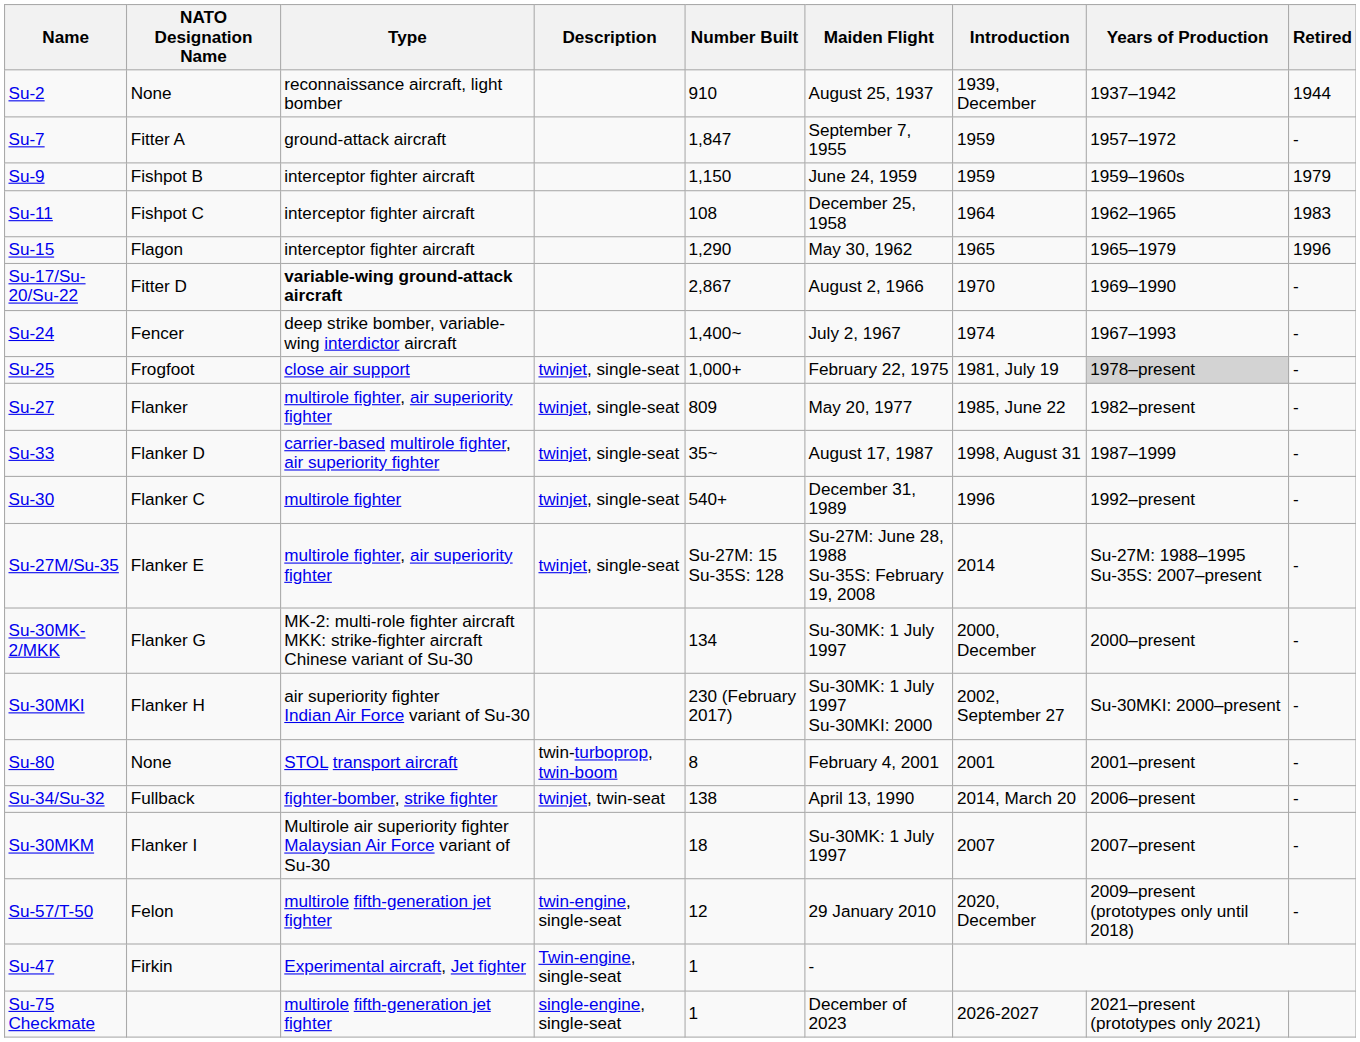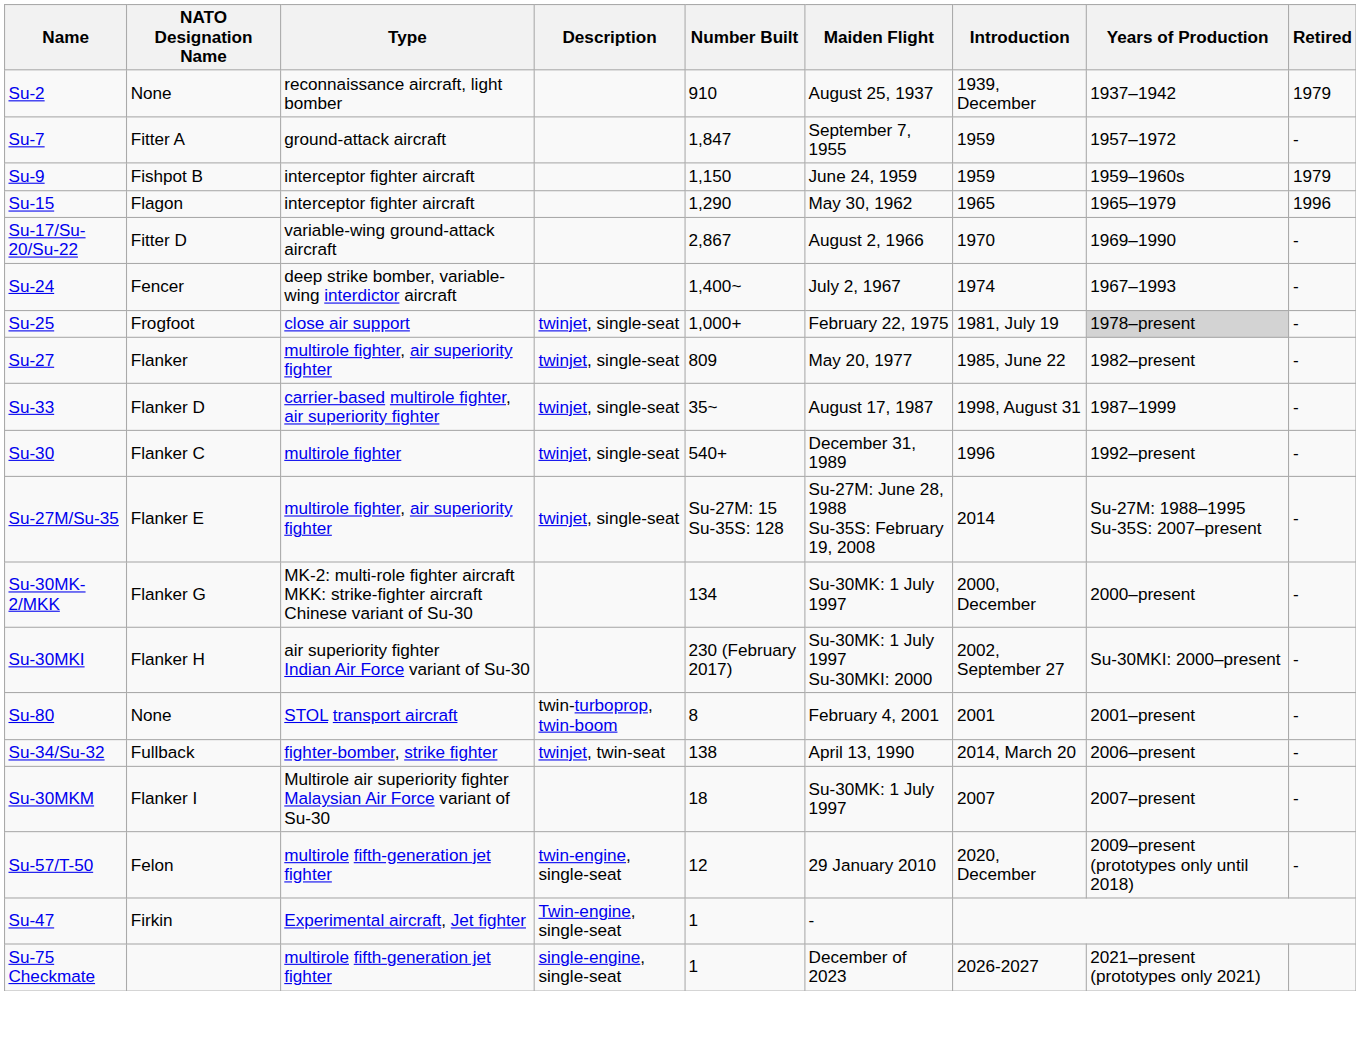(1312, 93) 1944 -> (1312, 93) 1979
- row: (31, 213)
(398, 286) bold -> (389, 240) normal
